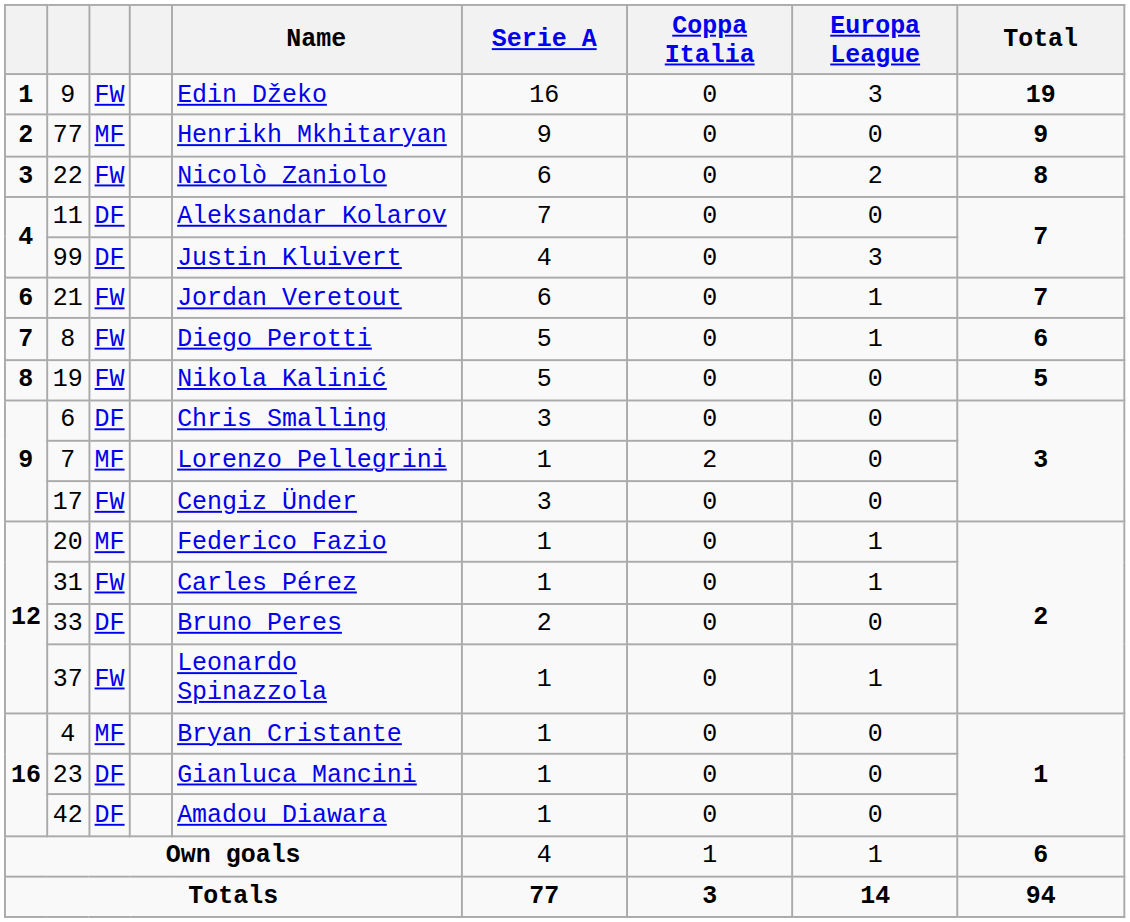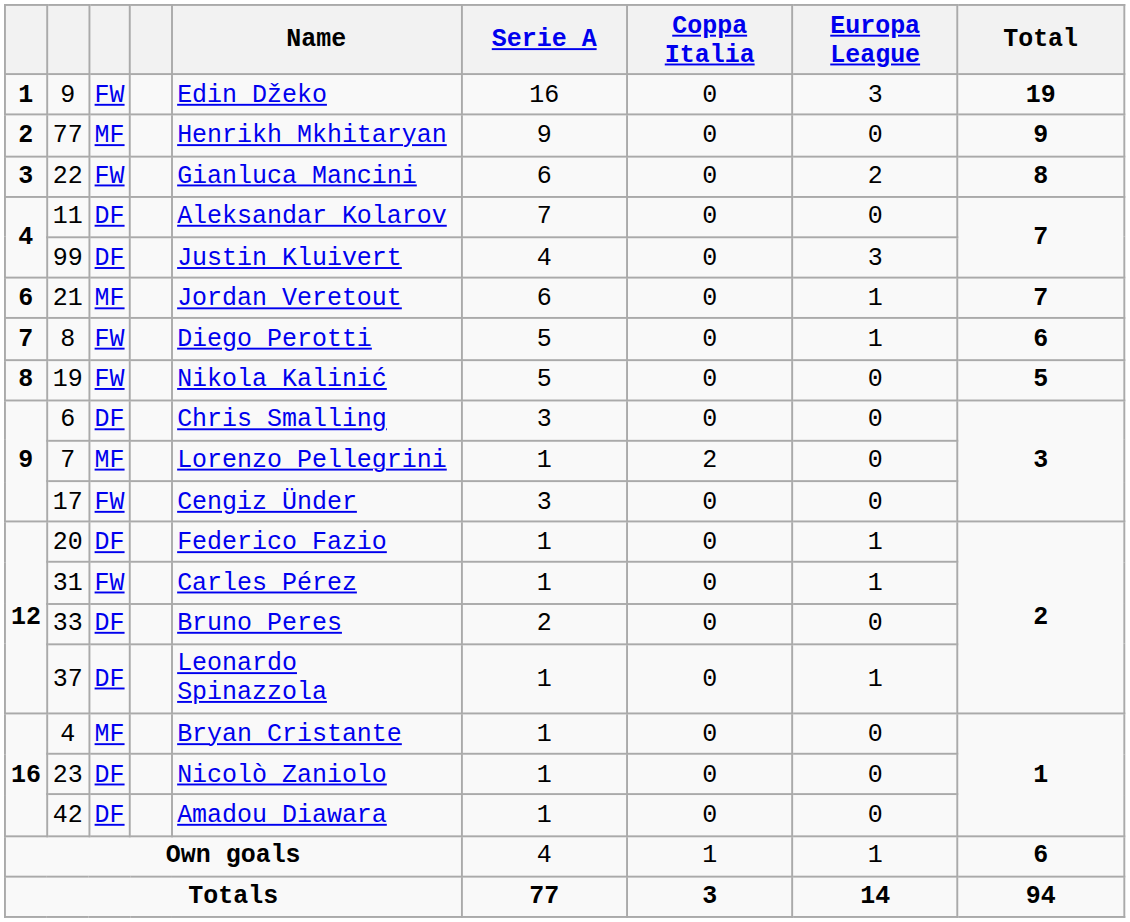(282, 176) Nicolò Zaniolo -> (297, 176) Gianluca Mancini
(110, 298) FW -> (110, 298) MF
(110, 542) MF -> (110, 542) DF
(110, 679) FW -> (110, 679) DF
(297, 774) Gianluca Mancini -> (282, 774) Nicolò Zaniolo
